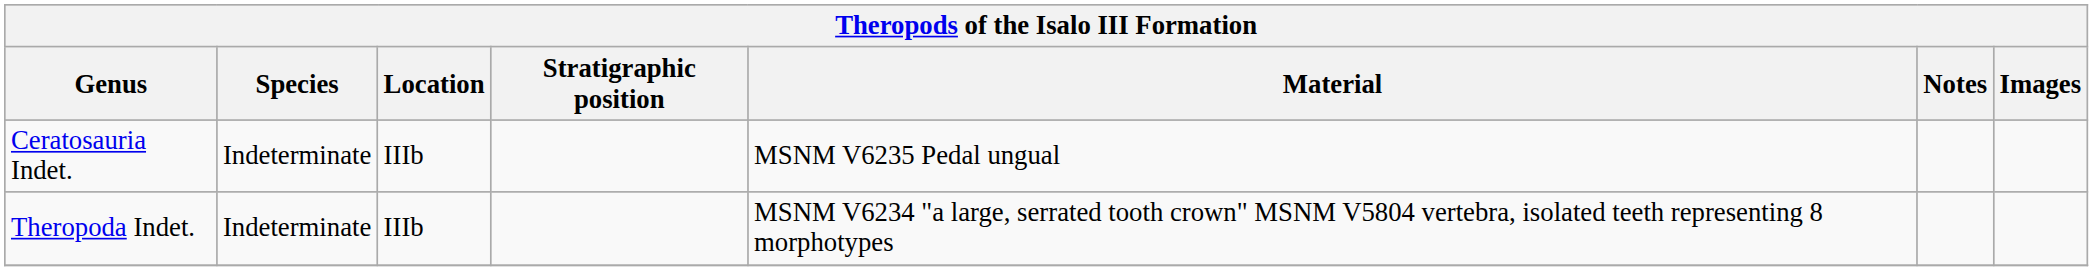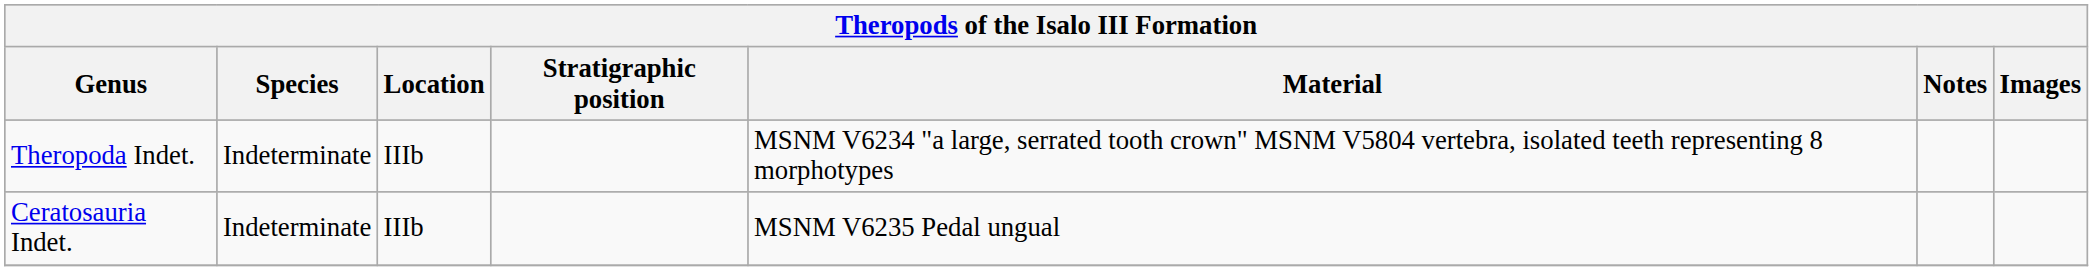rows swapped: (103, 227) <-> (79, 155)
